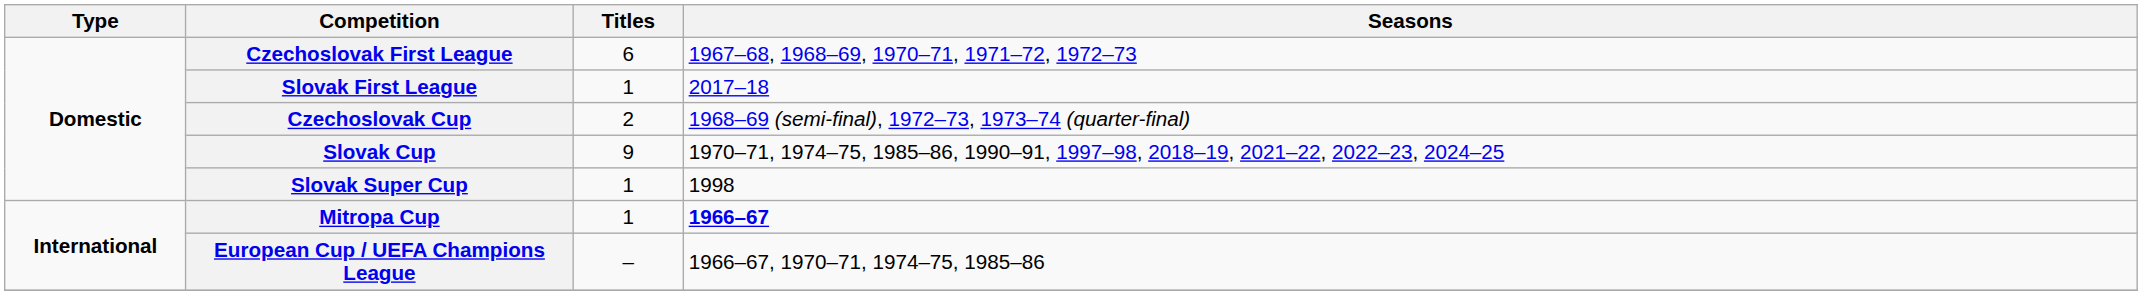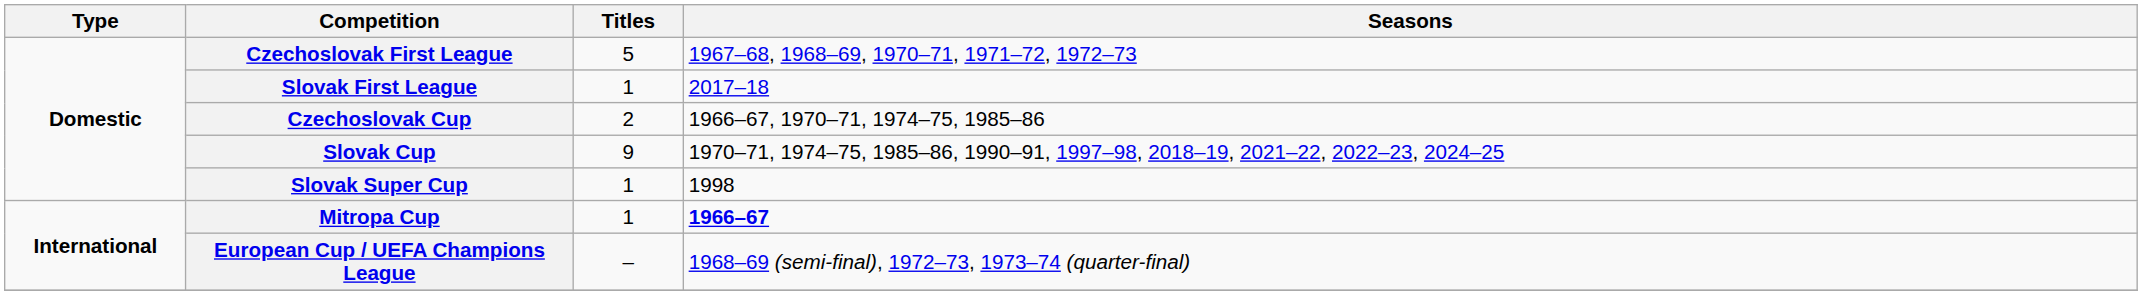(628, 54) 6 -> (628, 54) 5
(939, 119) 1968–69 (semi-final), 1972–73, 1973–74 (quarter-final) -> (867, 119) 1966–67, 1970–71, 1974–75, 1985–86
(867, 262) 1966–67, 1970–71, 1974–75, 1985–86 -> (939, 262) 1968–69 (semi-final), 1972–73, 1973–74 (quarter-final)
